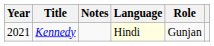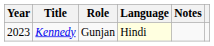columns swapped: (185, 13) <-> (95, 13)
(19, 31) 2021 -> (19, 31) 2023
